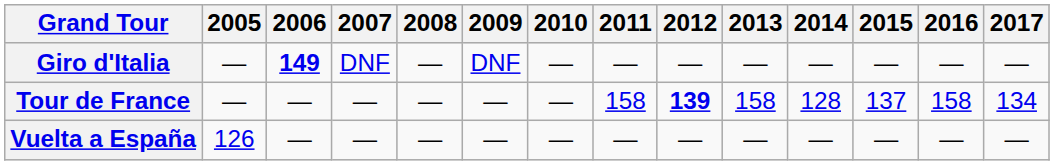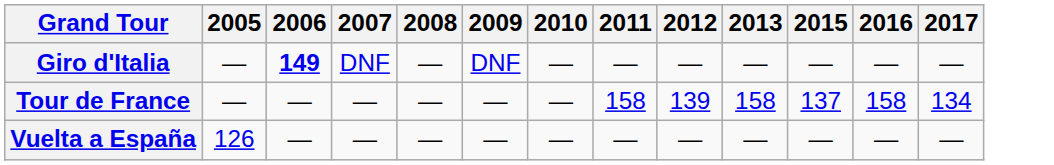- column: (821, 23)
(690, 100) bold -> (690, 100) normal
